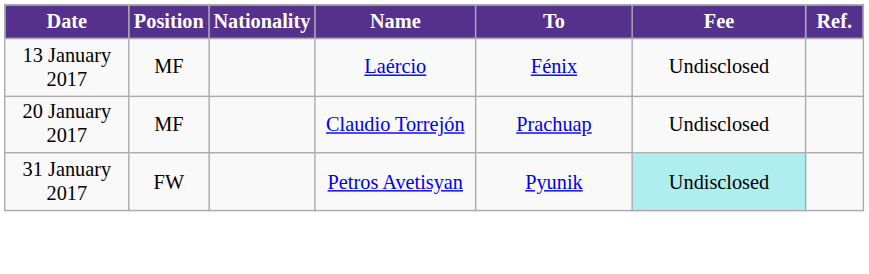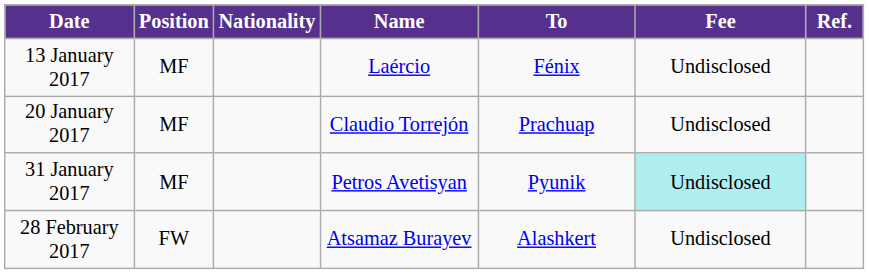(169, 182) FW -> (174, 182) MF
+ row: (69, 239)
